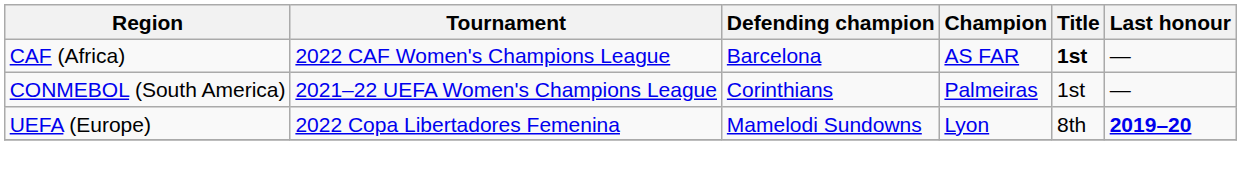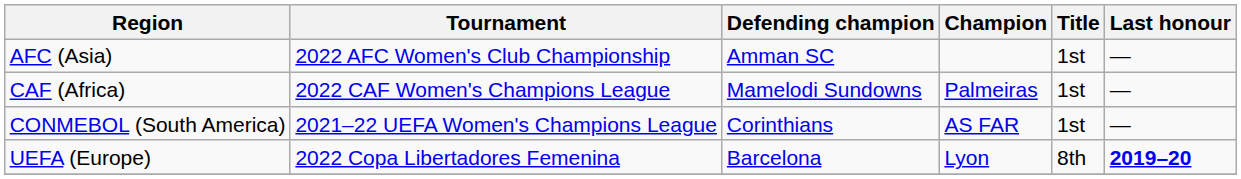+ row: (61, 56)
(774, 56) Barcelona -> (824, 89) Mamelodi Sundowns
(982, 56) AS FAR -> (991, 89) Palmeiras
(1072, 56) bold -> (1071, 89) normal
(991, 89) Palmeiras -> (982, 123) AS FAR
(824, 123) Mamelodi Sundowns -> (774, 157) Barcelona
